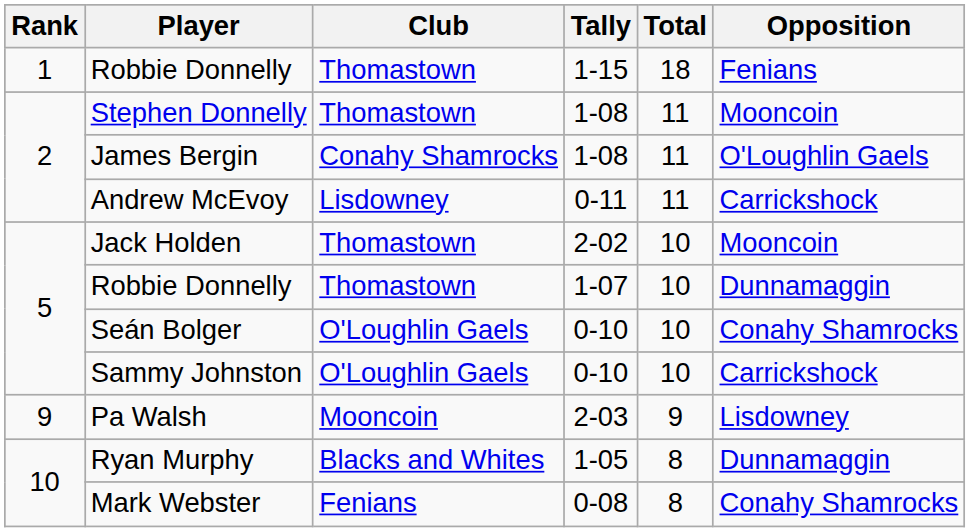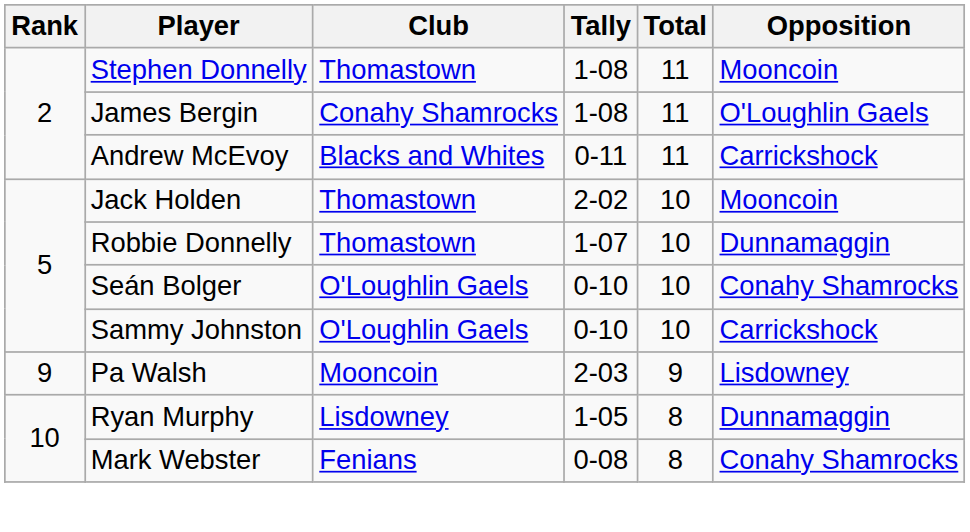- row: (191, 69)
(384, 199) Lisdowney -> (432, 156) Blacks and Whites
(432, 460) Blacks and Whites -> (384, 416) Lisdowney
